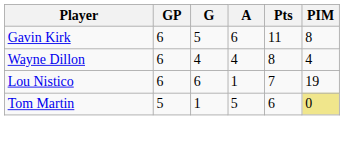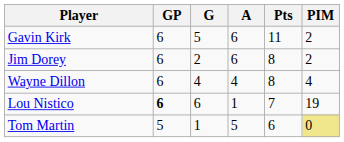(309, 37) 8 -> (309, 37) 2
+ row: (37, 59)
(160, 81) normal -> (160, 103) bold
